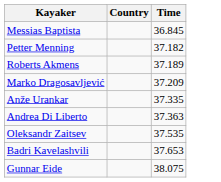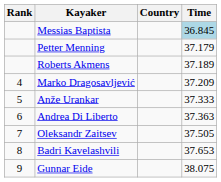+ column: (20, 13)
(169, 30) no background -> (199, 30) lightblue background
(169, 47) 37.182 -> (199, 47) 37.179
(169, 99) 37.335 -> (199, 99) 37.333
(169, 133) 37.535 -> (199, 133) 37.505
